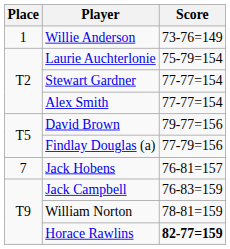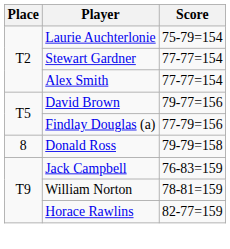- row: (90, 37)
- row: (80, 168)
+ row: (81, 146)
(192, 233) bold -> (192, 211) normal
